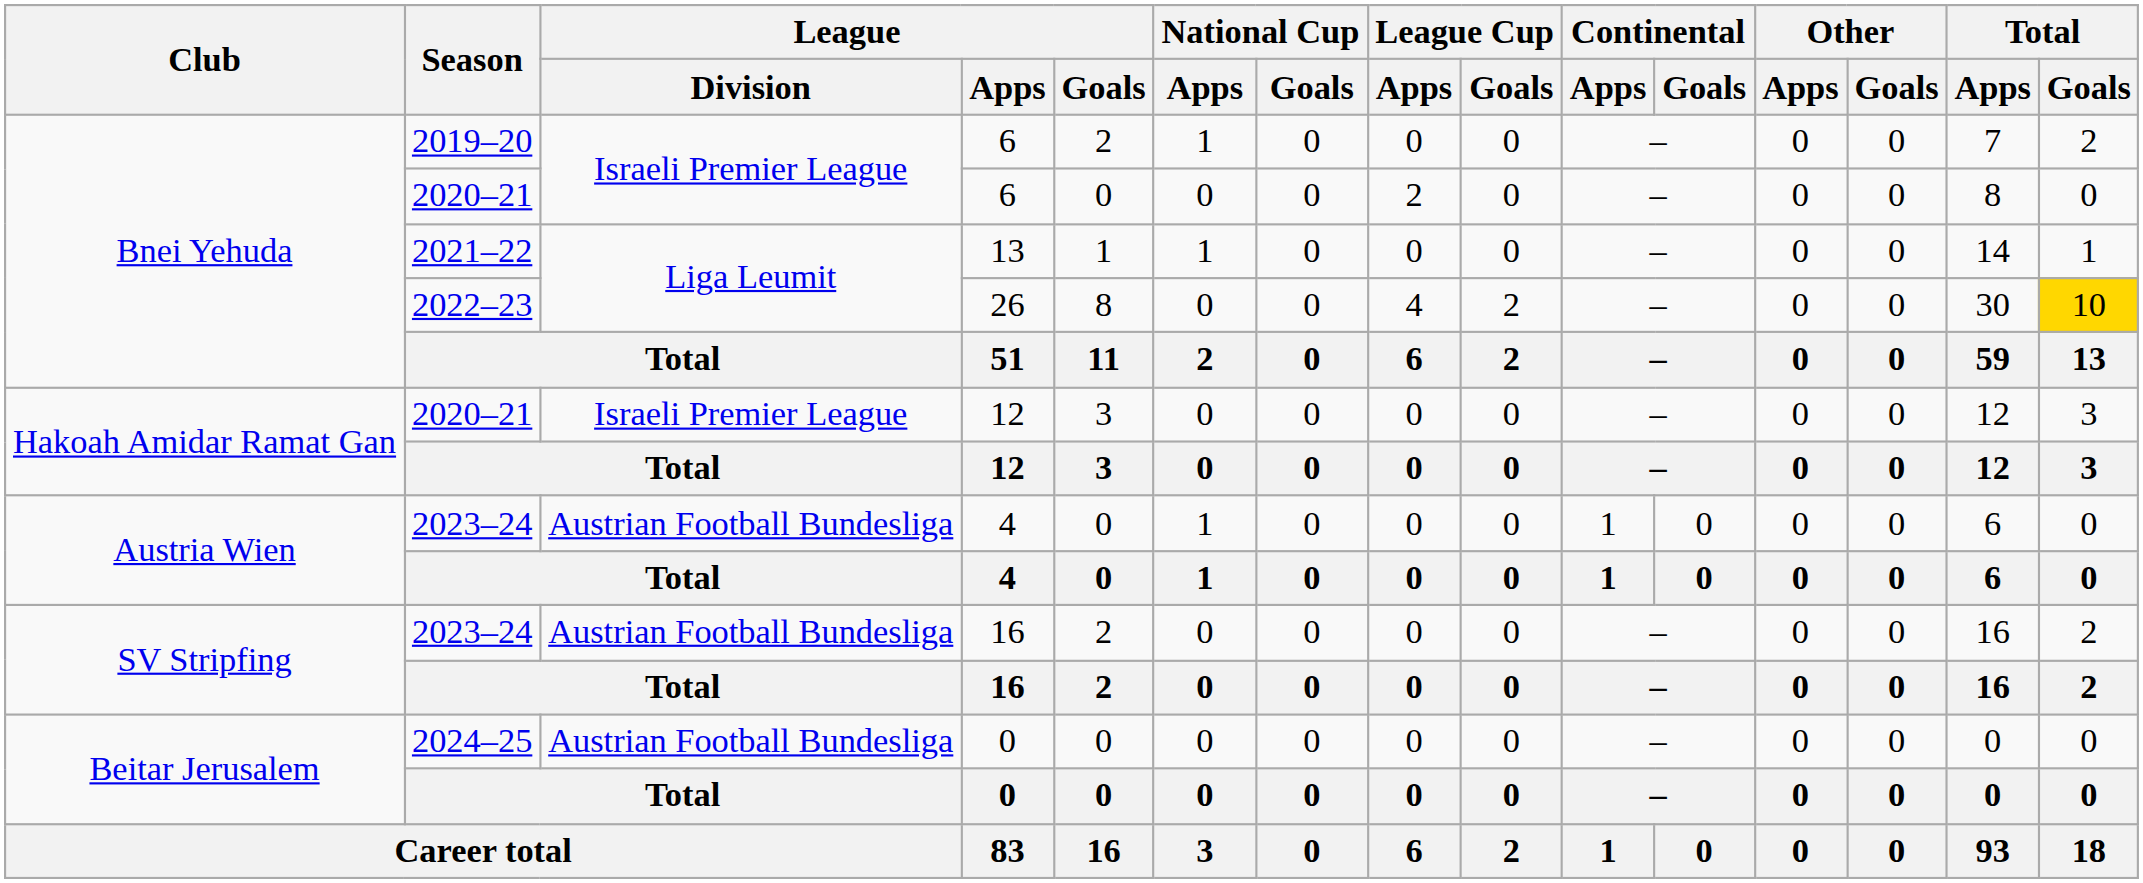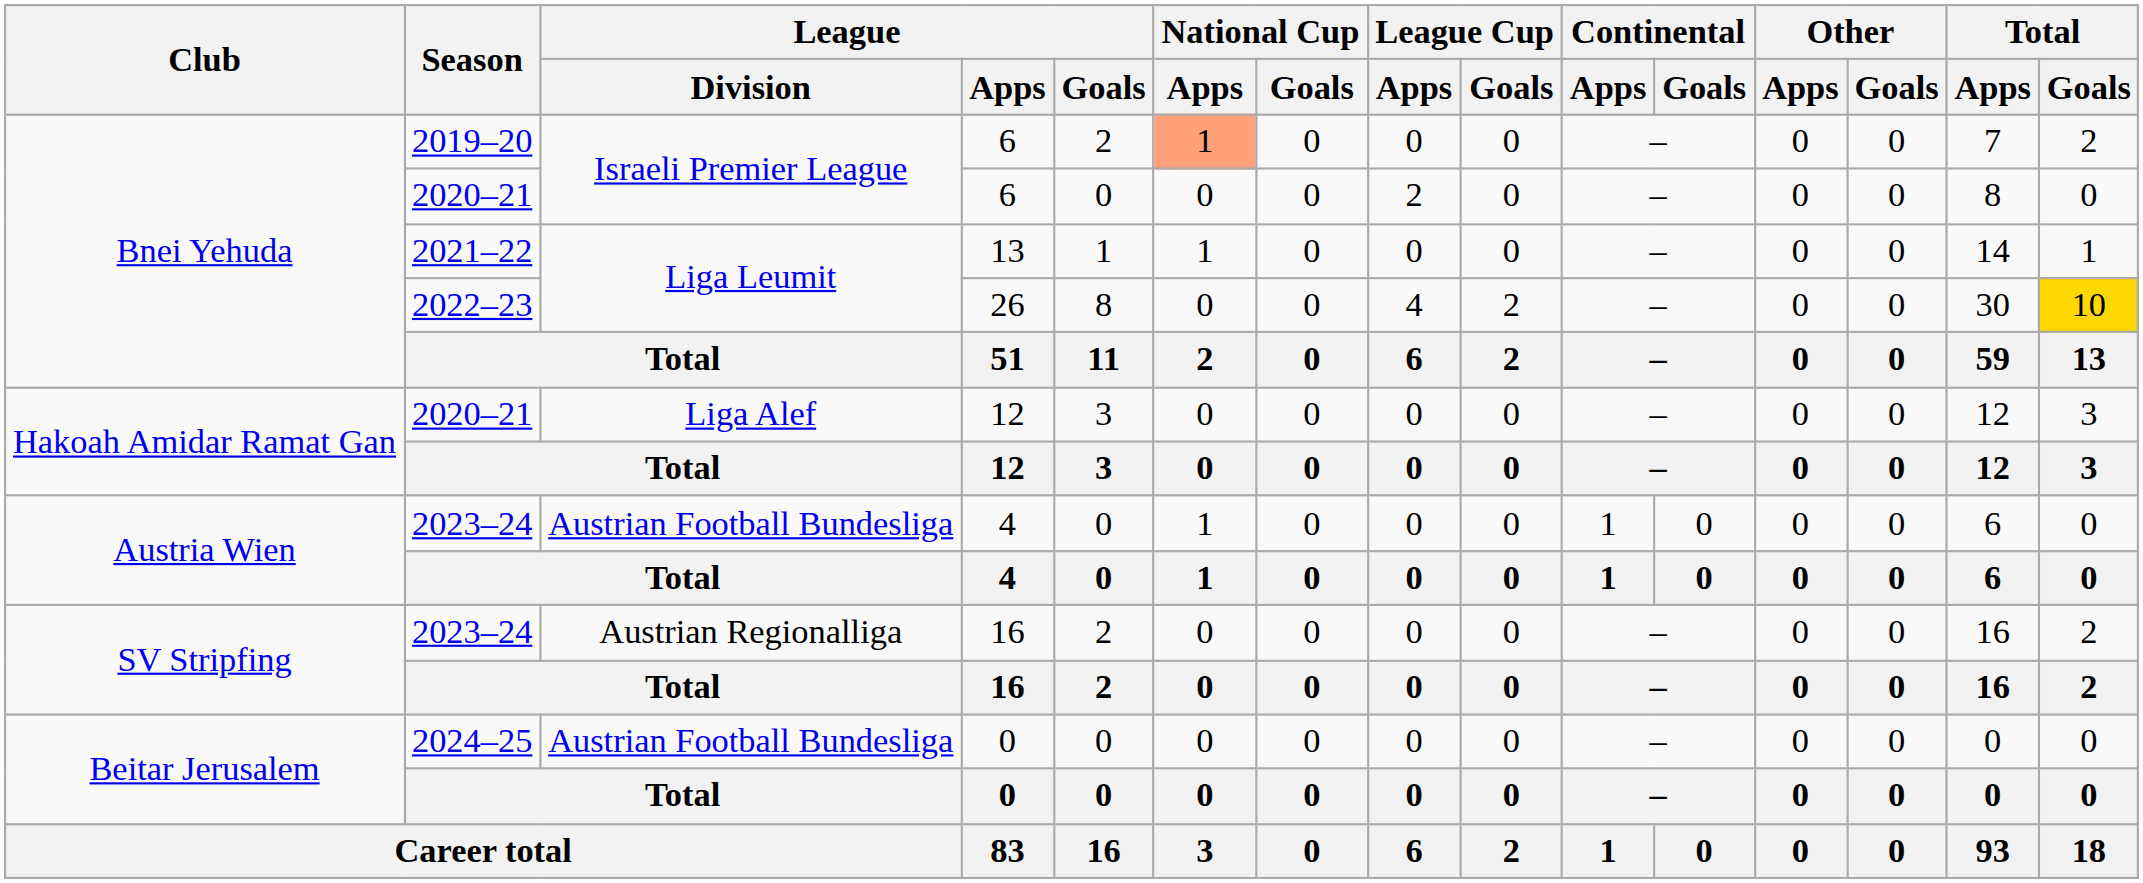(1205, 140) no background -> (1205, 140) lightsalmon background
(751, 413) Israeli Premier League -> (751, 413) Liga Alef
(751, 631) Austrian Football Bundesliga -> (751, 631) Austrian Regionalliga
